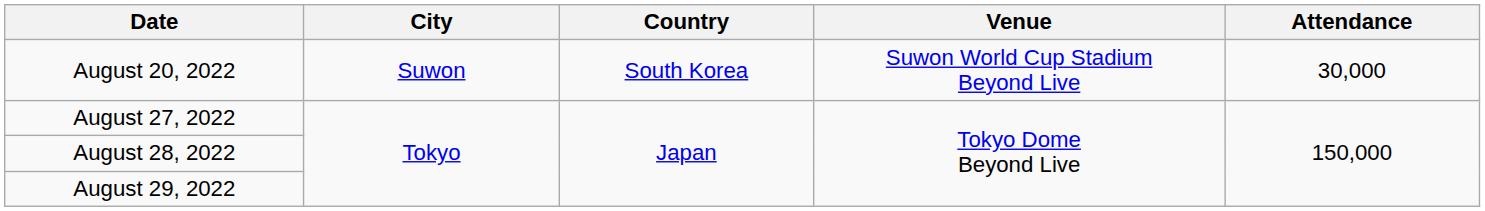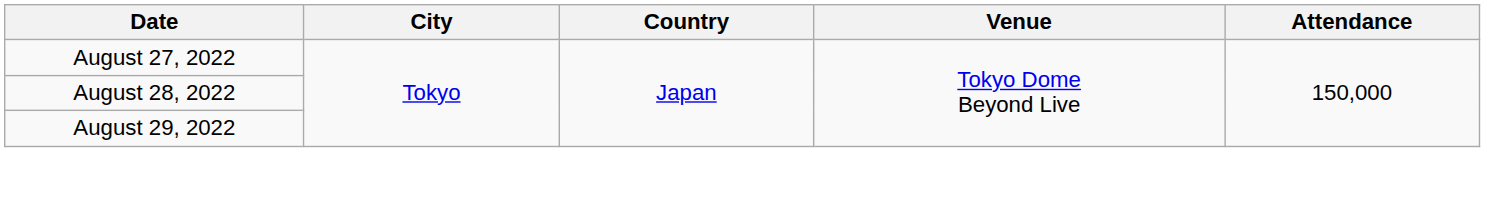- row: (154, 69)
